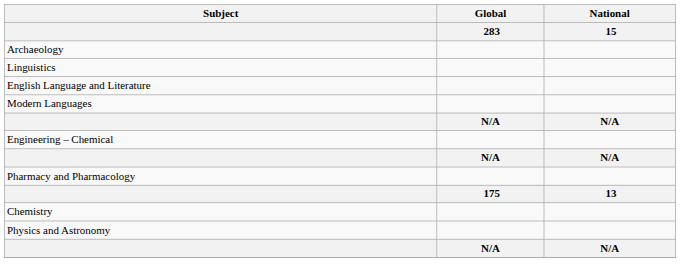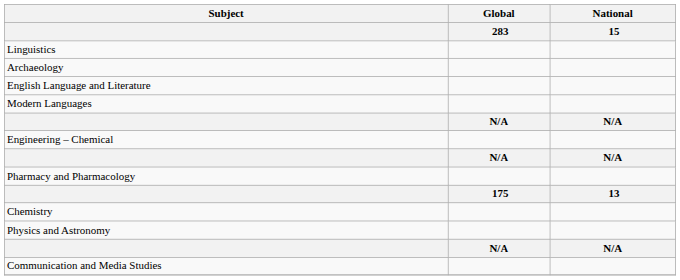rows swapped: (31, 68) <-> (35, 50)
+ row: (84, 266)
